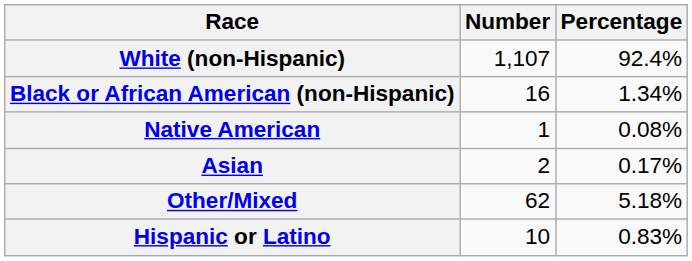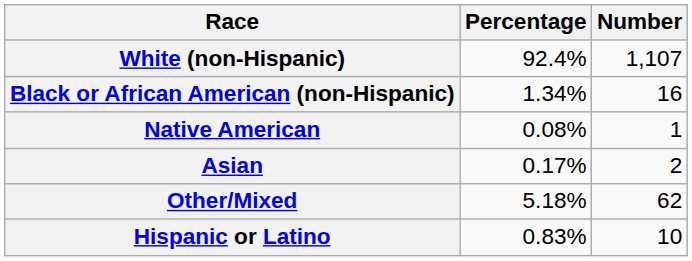columns swapped: (508, 22) <-> (621, 22)
